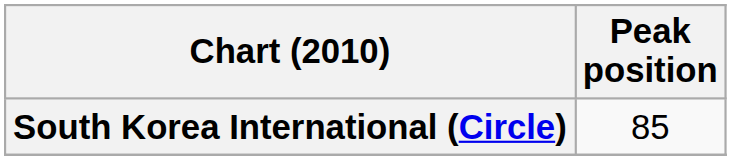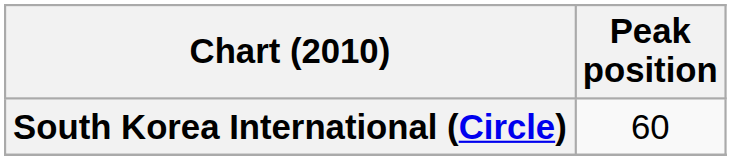(650, 126) 85 -> (650, 126) 60
